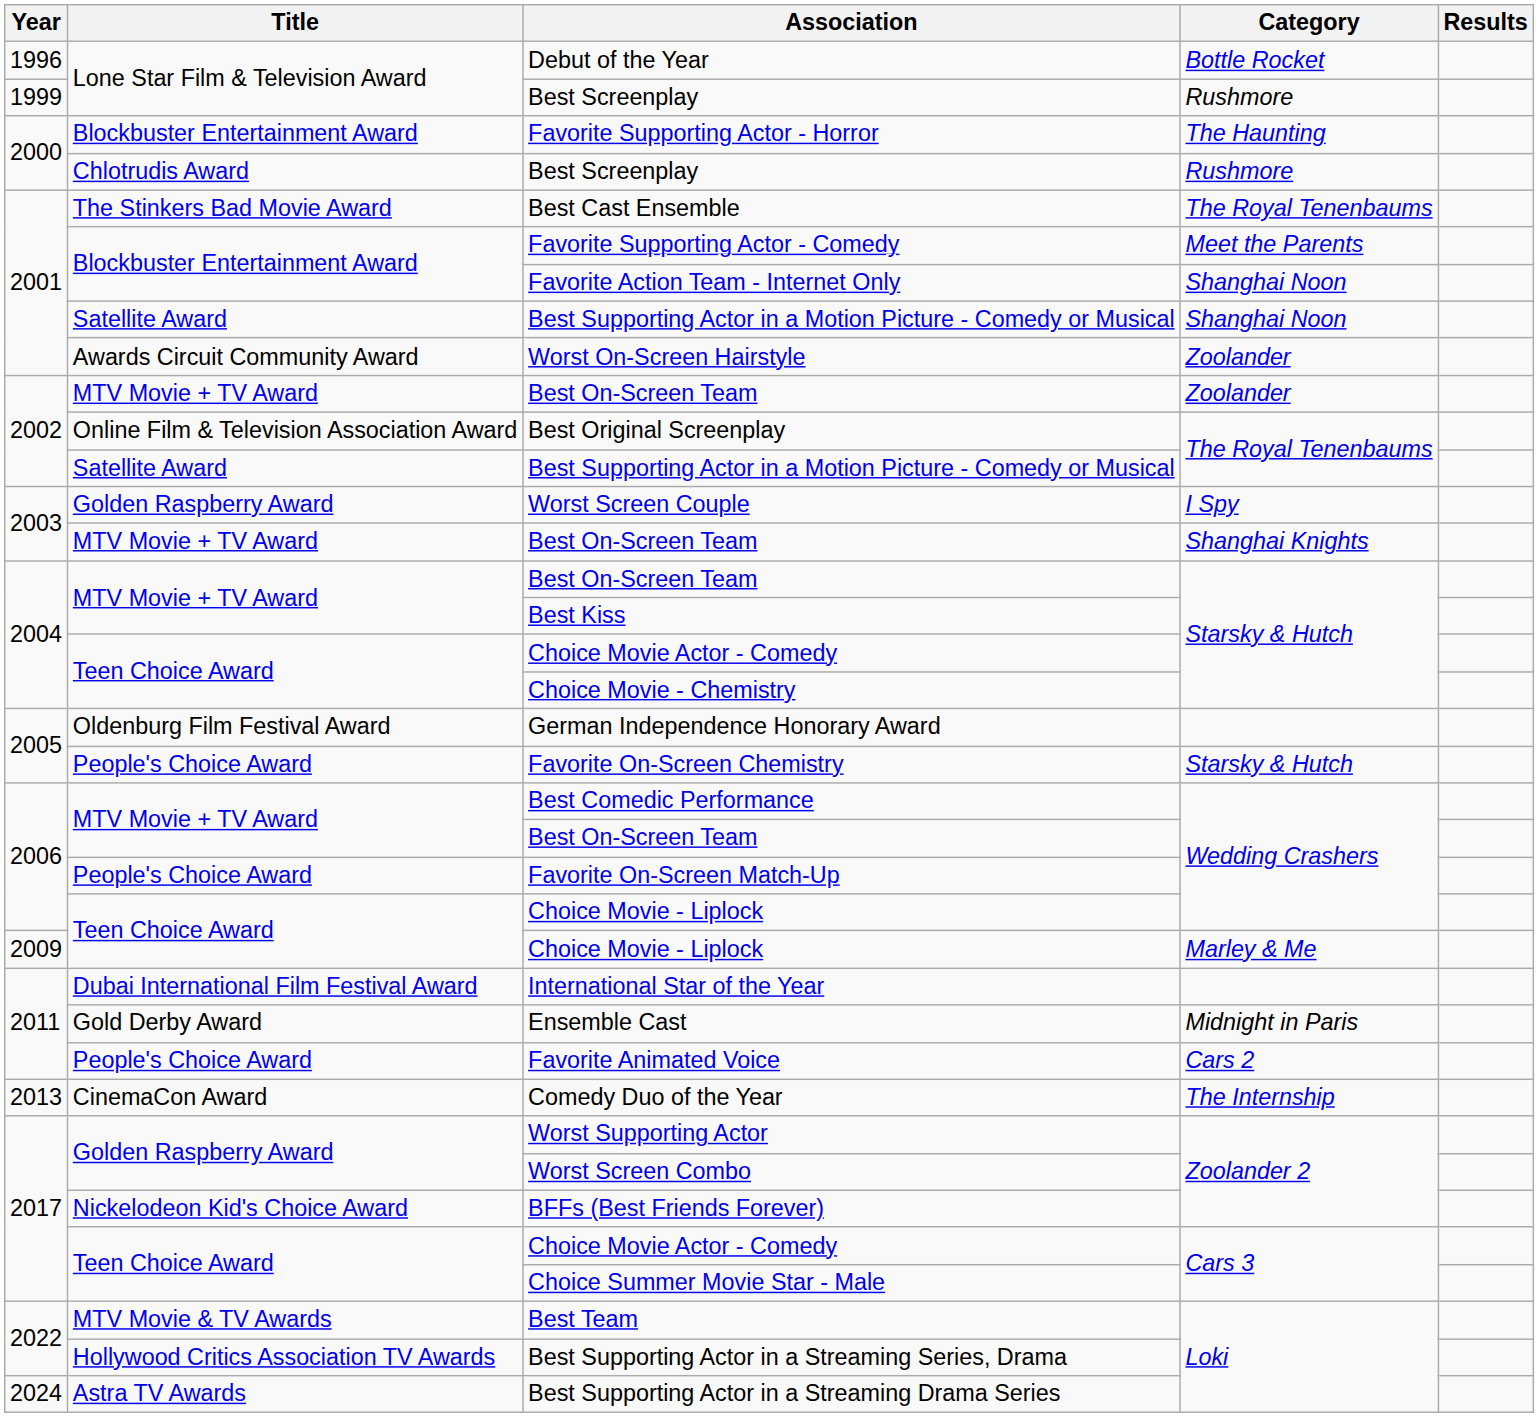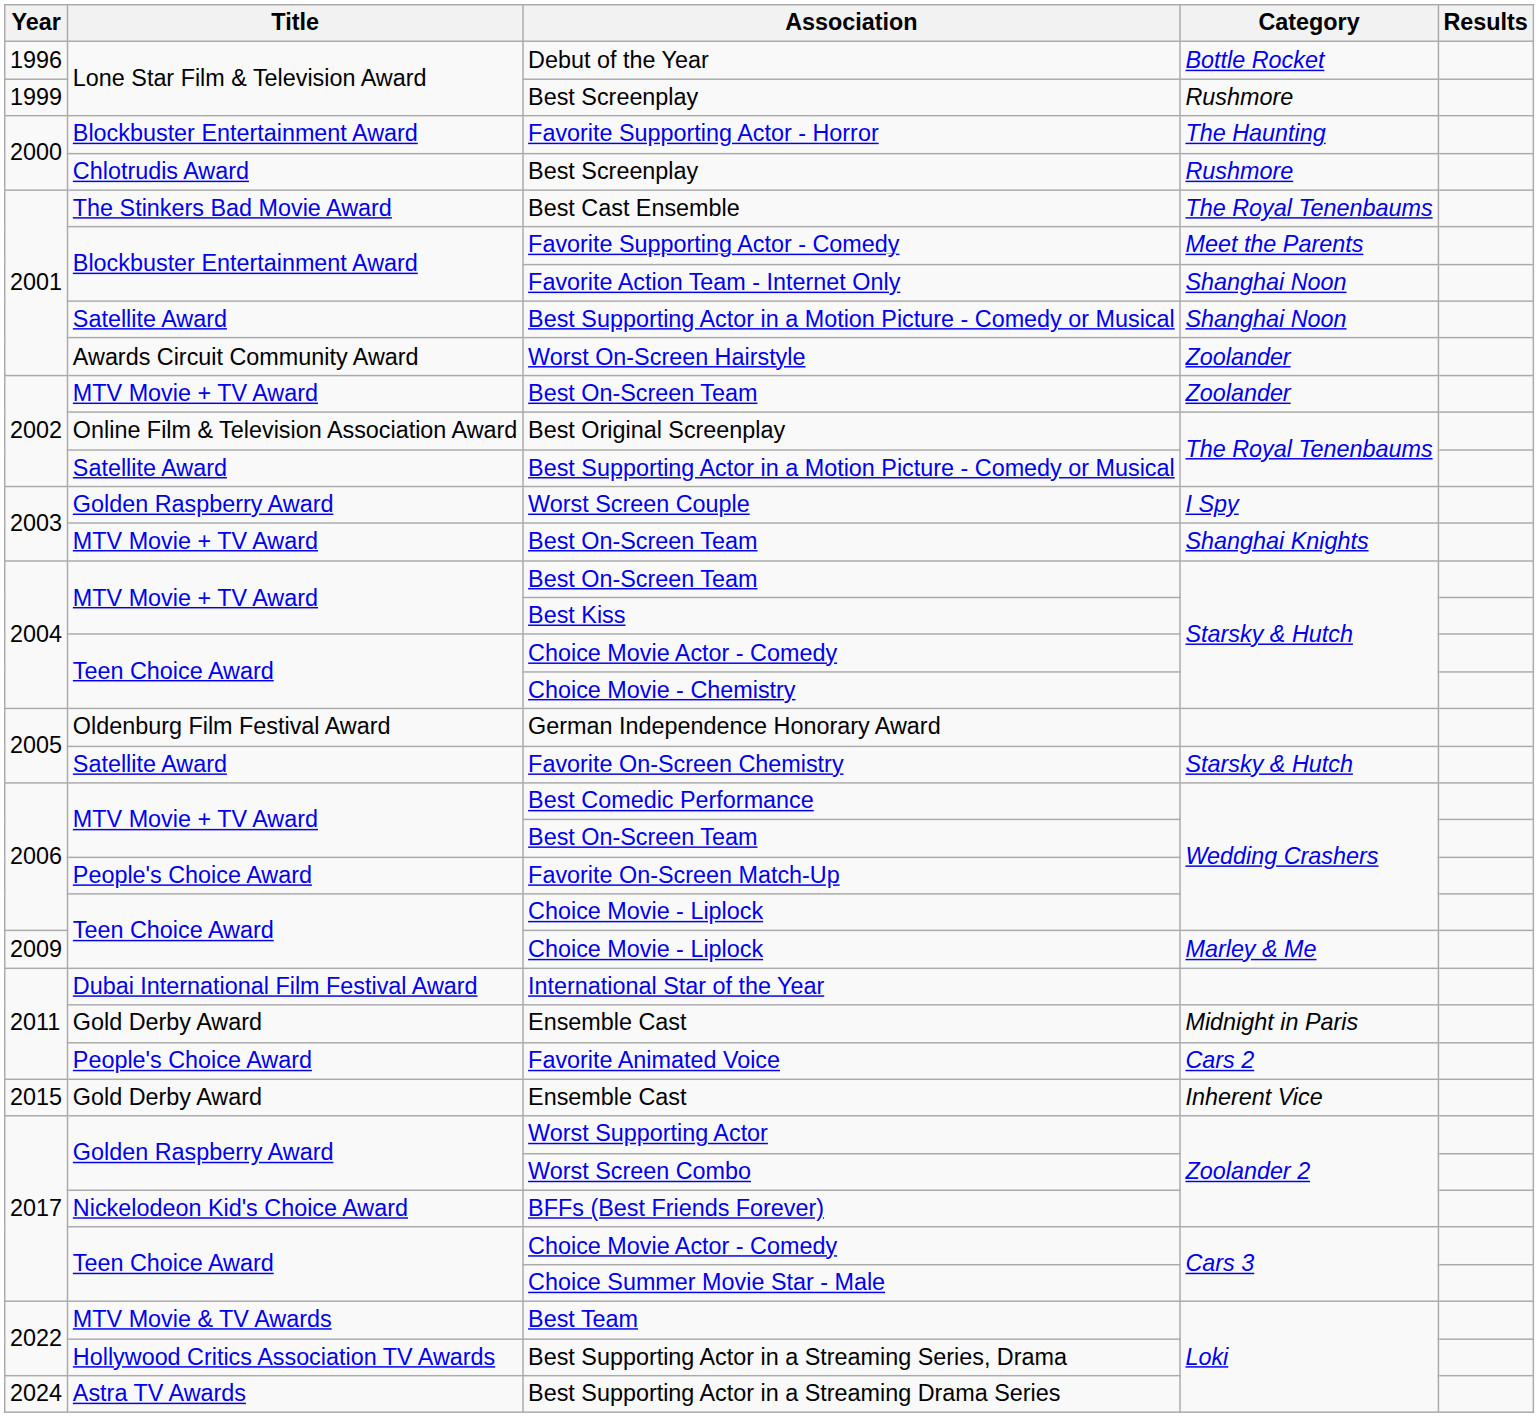(192, 763) People's Choice Award -> (150, 763) Satellite Award
- row: (36, 1097)
+ row: (36, 1097)
